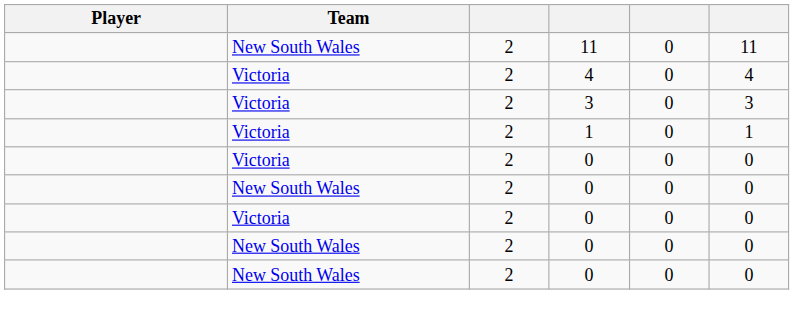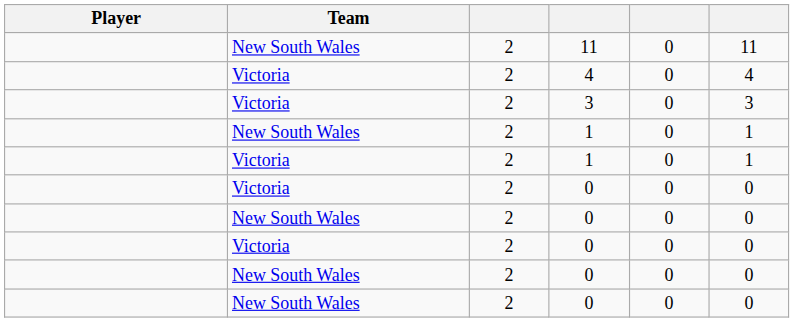+ row: (296, 132)
